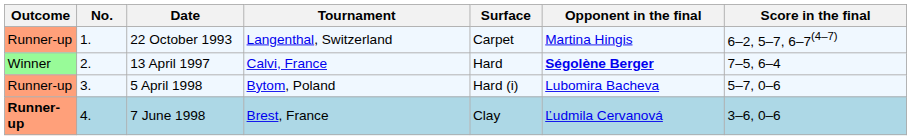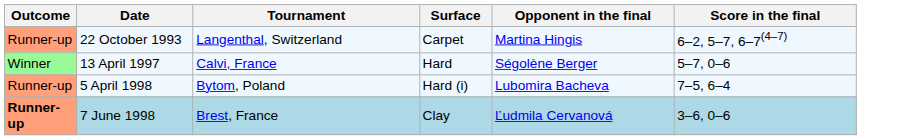- column: (102, 15)
(599, 63) bold -> (546, 63) normal
(754, 63) 7–5, 6–4 -> (704, 63) 5–7, 0–6
(754, 85) 5–7, 0–6 -> (704, 85) 7–5, 6–4
